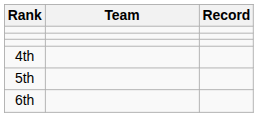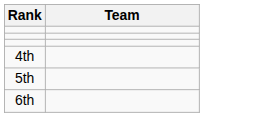- column: (226, 15)
